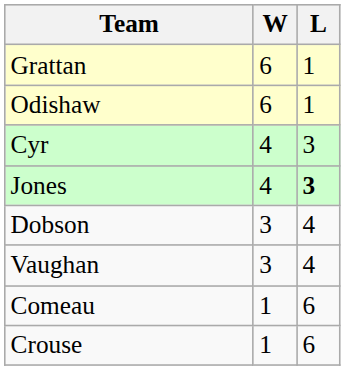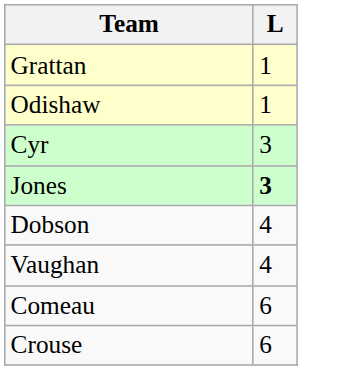- column: (275, 24)
